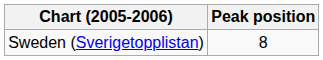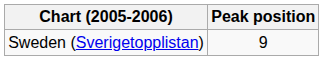(263, 42) 8 -> (263, 42) 9
